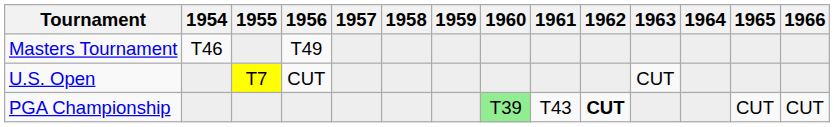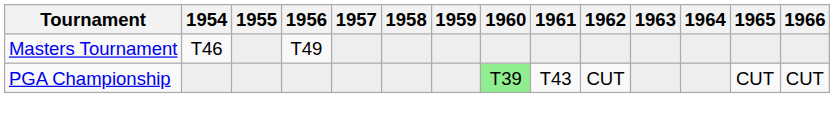- row: (52, 78)
(605, 108) bold -> (605, 78) normal
